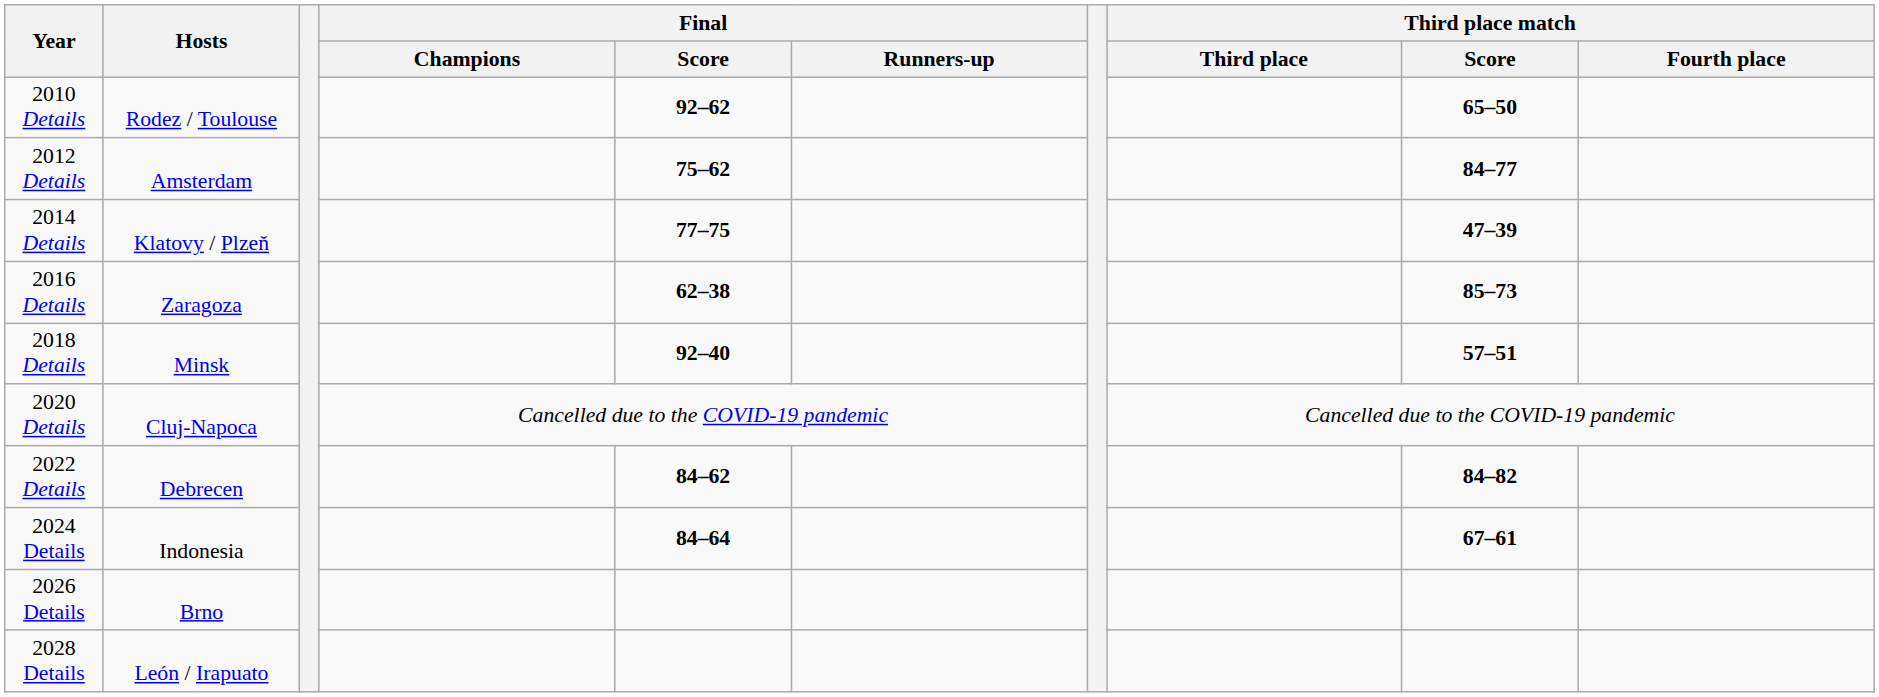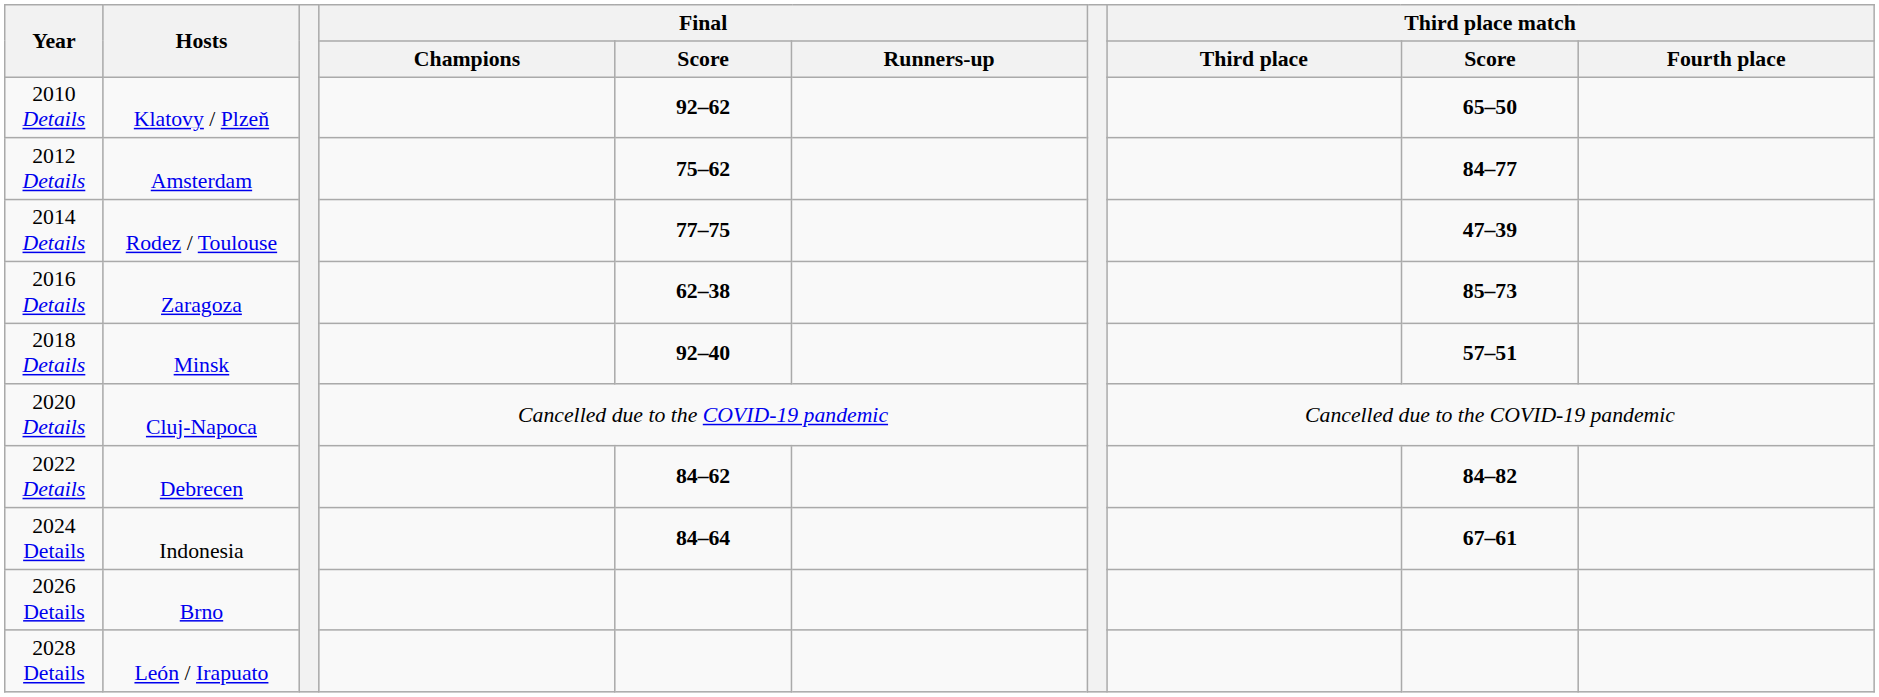(201, 120) Rodez / Toulouse -> (201, 120) Klatovy / Plzeň
(201, 243) Klatovy / Plzeň -> (201, 243) Rodez / Toulouse
